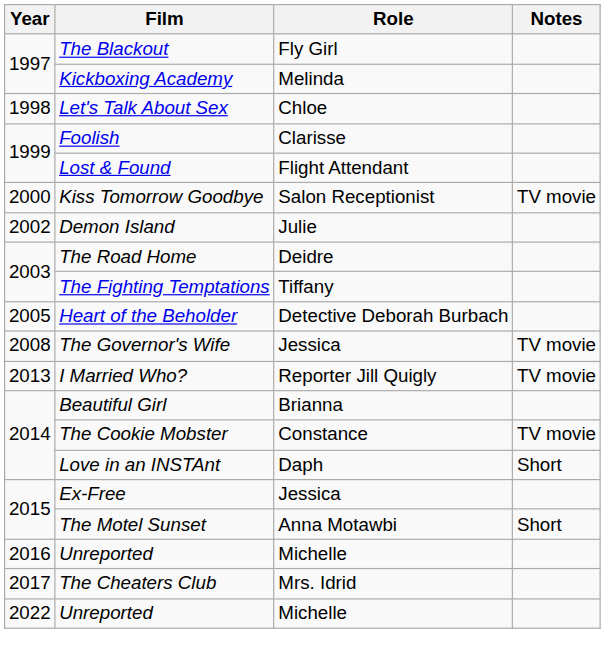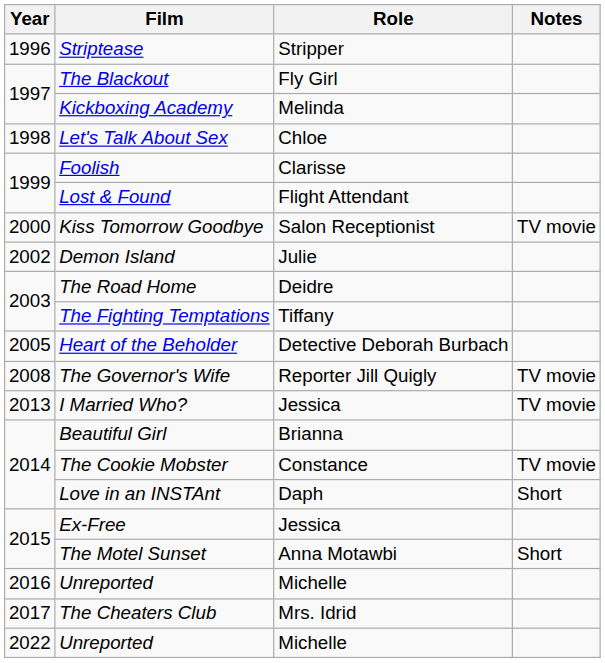+ row: (30, 49)
(310, 345) Jessica -> (357, 375) Reporter Jill Quigly
(357, 375) Reporter Jill Quigly -> (310, 405) Jessica
